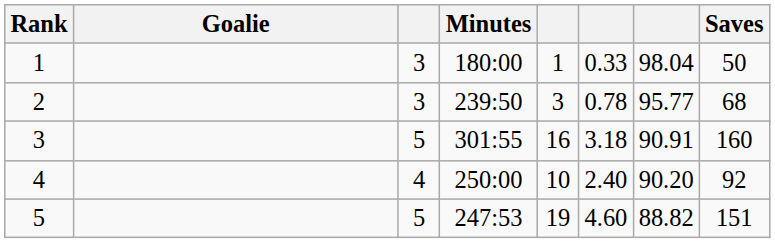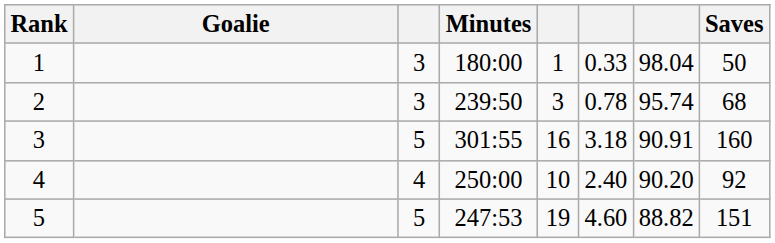(666, 101) 95.77 -> (666, 101) 95.74
